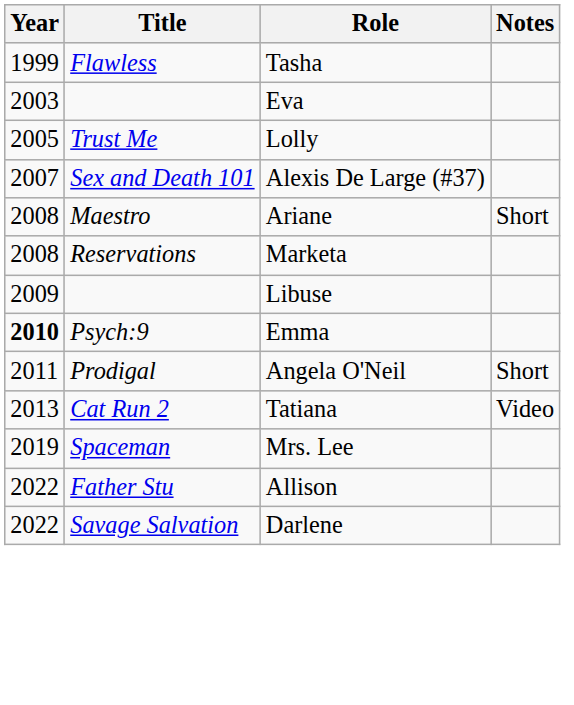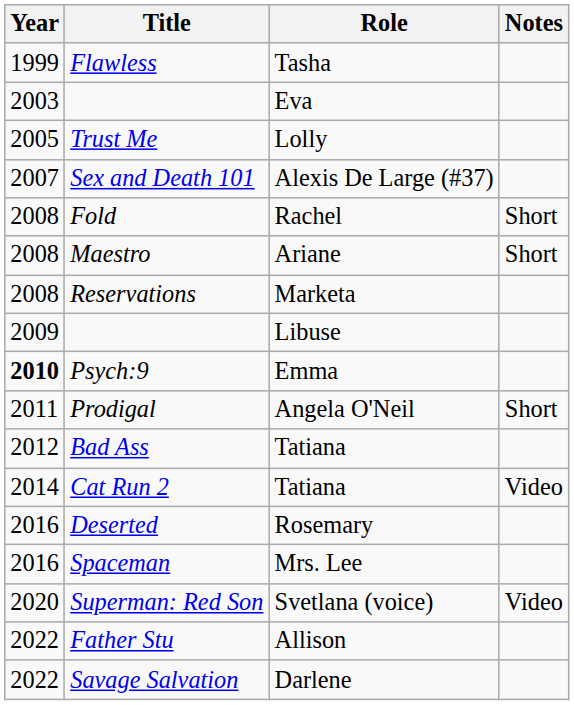+ row: (93, 216)
+ row: (110, 448)
(35, 409) 2013 -> (35, 486) 2014
+ row: (114, 525)
(35, 448) 2019 -> (35, 563) 2016
+ row: (167, 602)
